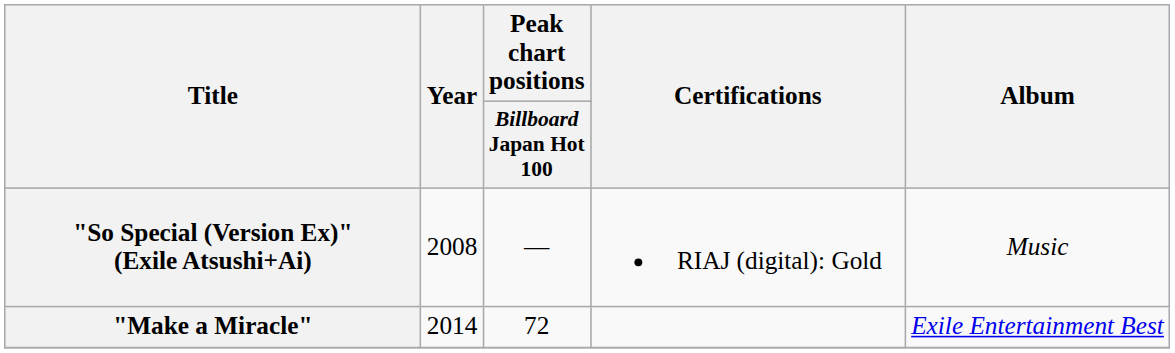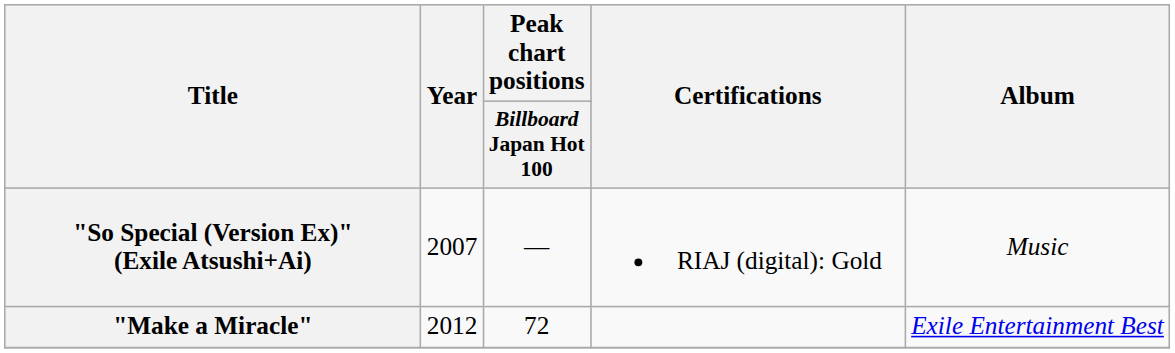(452, 247) 2008 -> (452, 247) 2007
(452, 326) 2014 -> (452, 326) 2012
